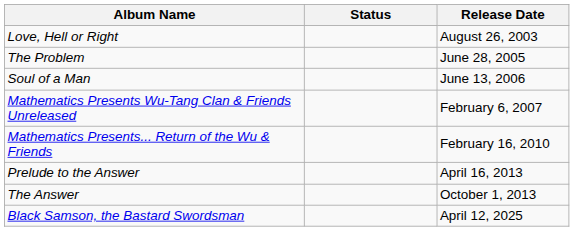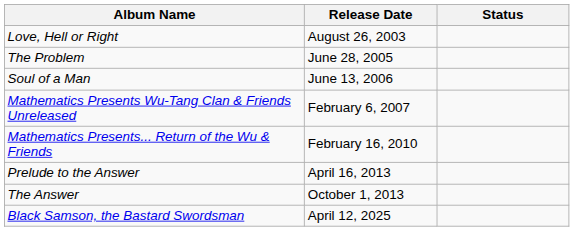columns swapped: (503, 15) <-> (371, 15)
